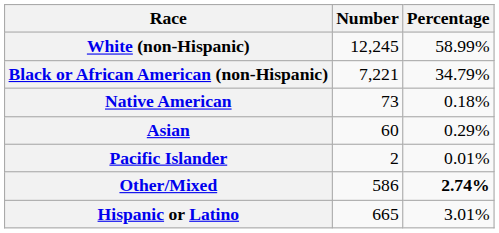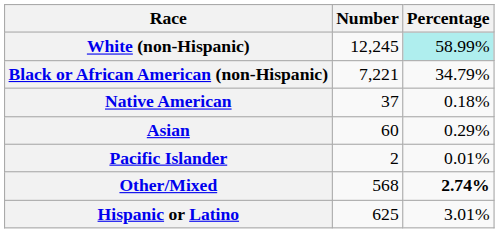(462, 46) no background -> (462, 46) paleturquoise background
(390, 102) 73 -> (390, 102) 37
(386, 185) 586 -> (386, 185) 568
(386, 213) 665 -> (386, 213) 625
